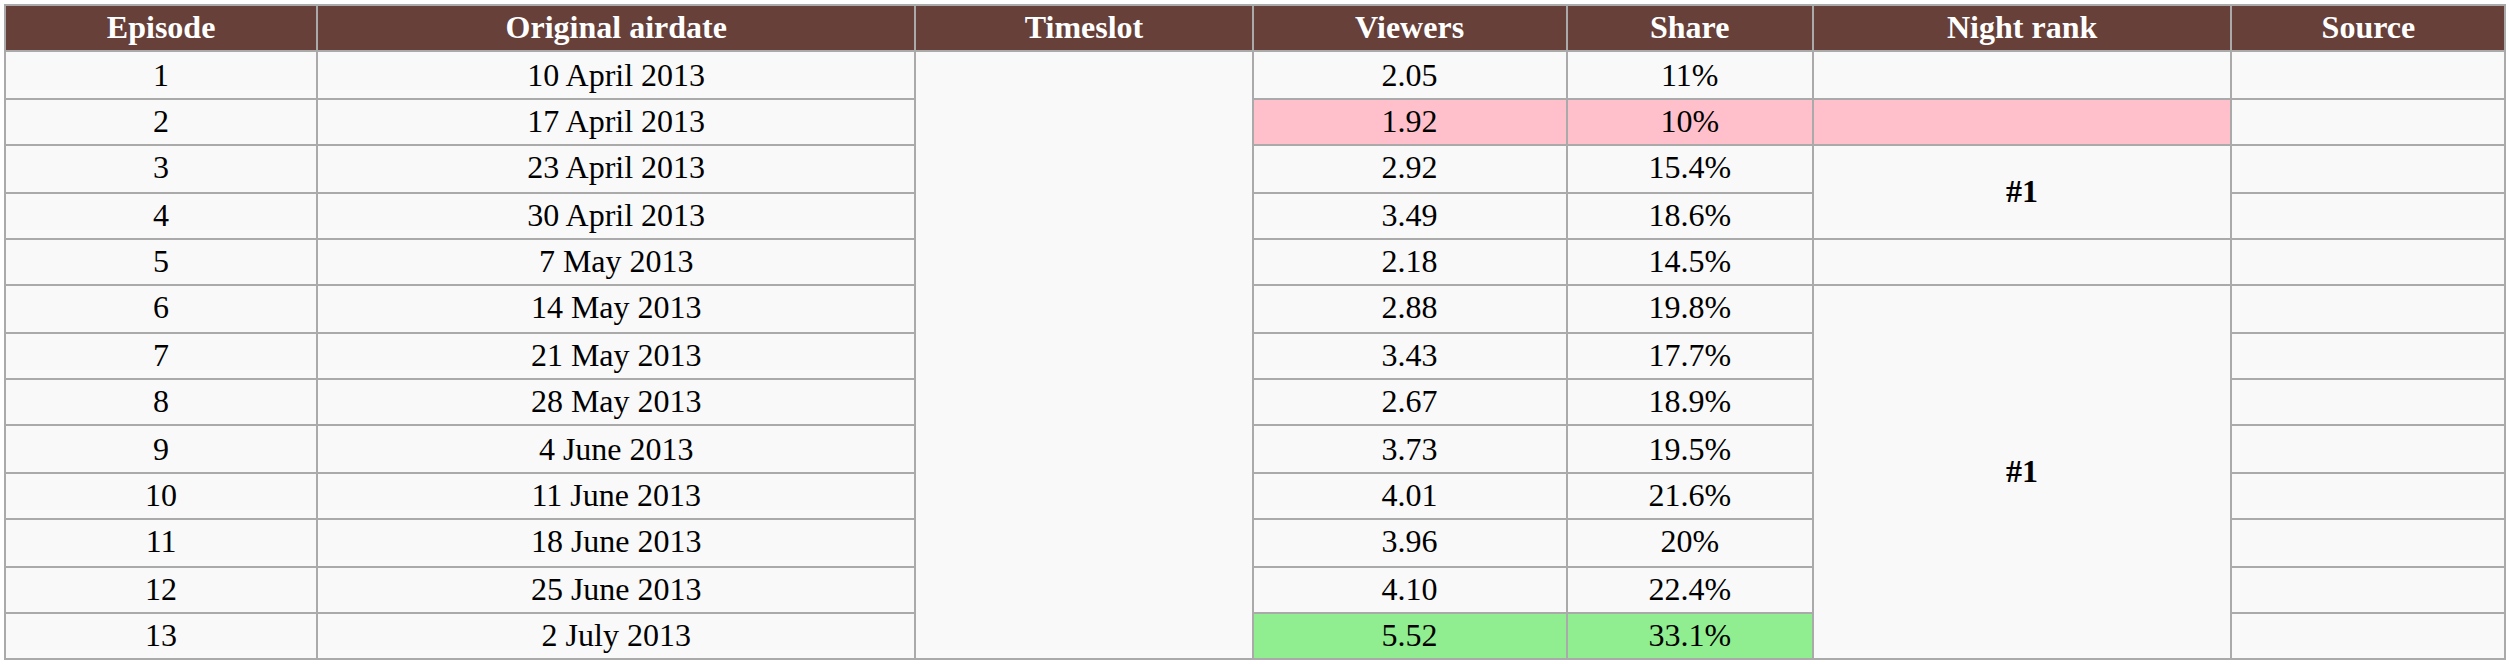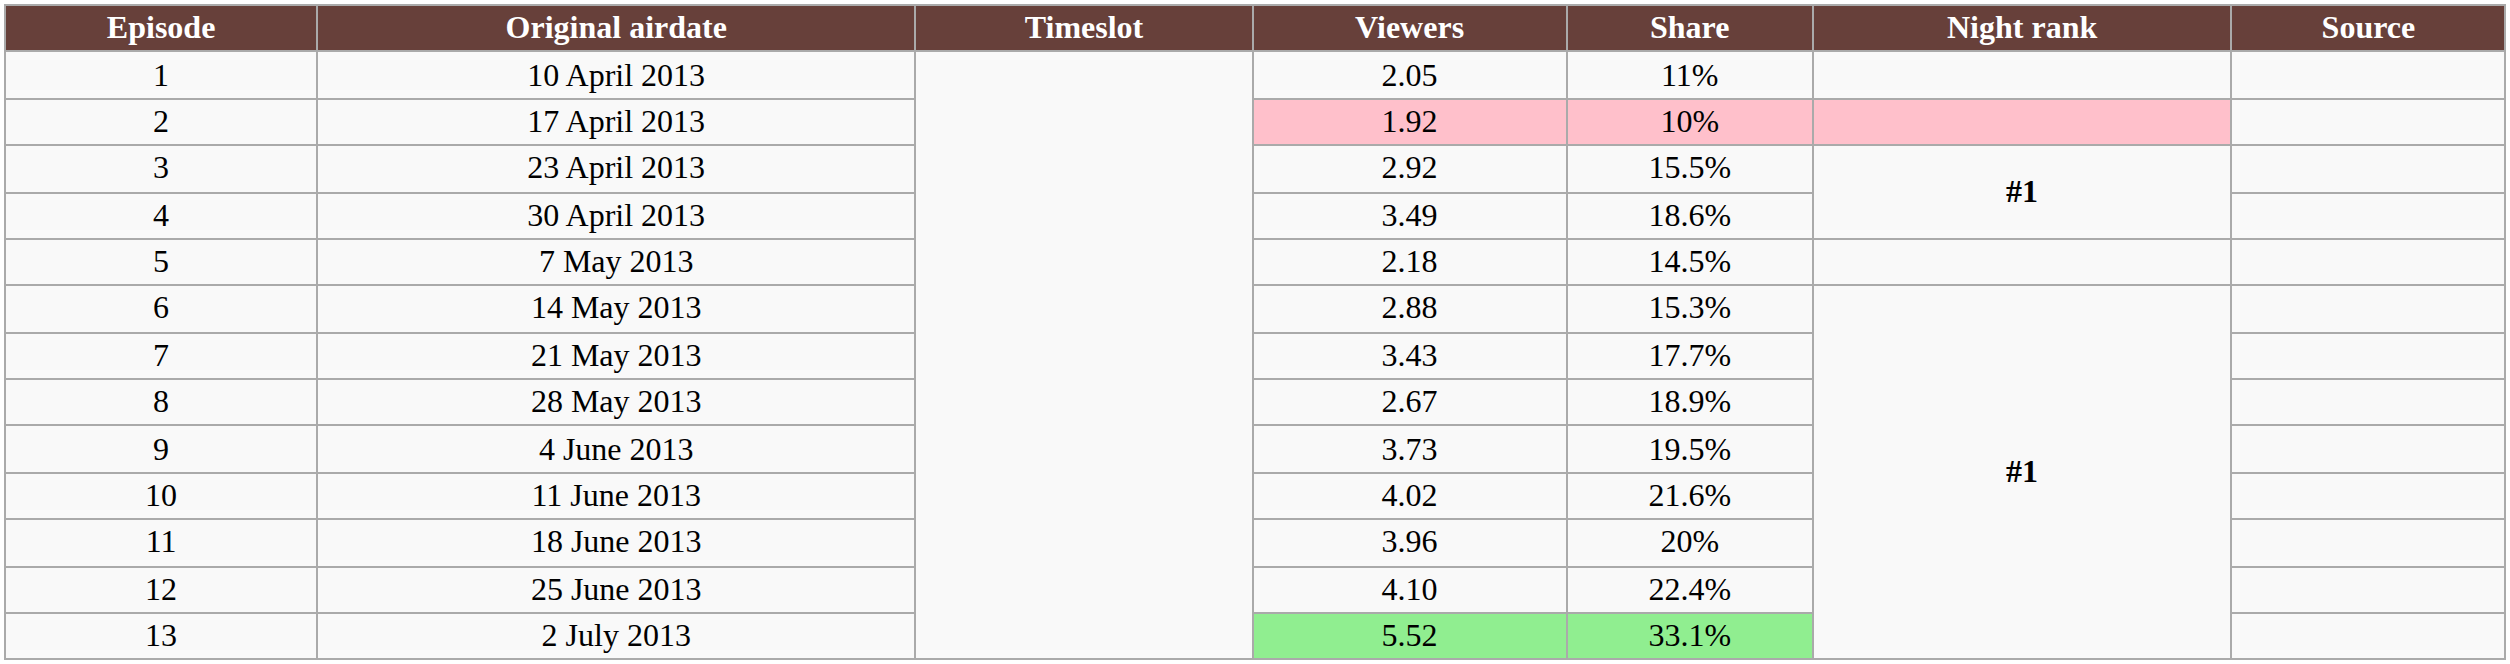(1690, 168) 15.4% -> (1690, 168) 15.5%
(1690, 308) 19.8% -> (1690, 308) 15.3%
(1410, 495) 4.01 -> (1410, 495) 4.02
